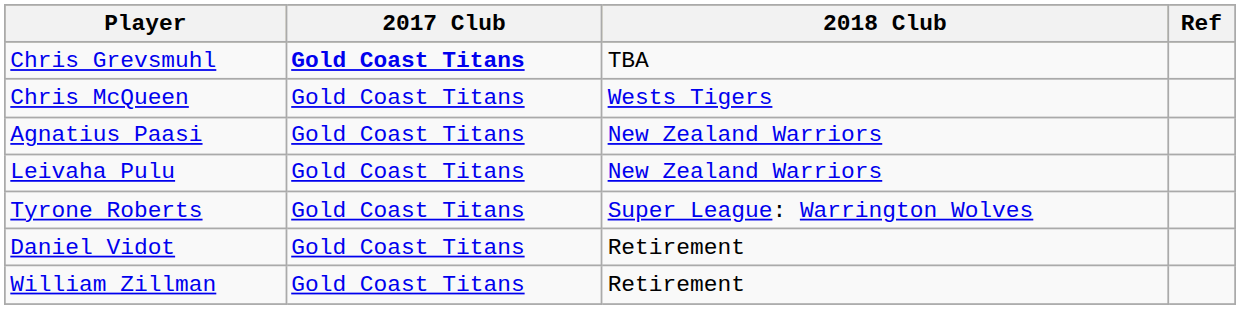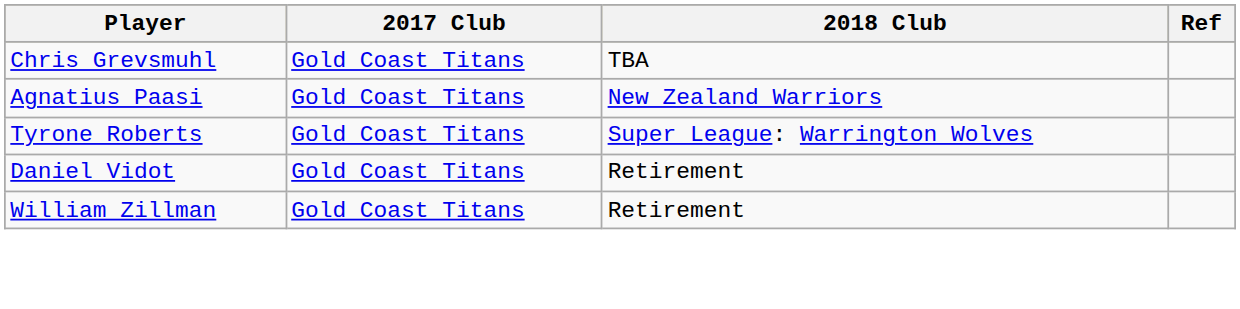(408, 61) bold -> (408, 61) normal
- row: (100, 98)
- row: (93, 173)
